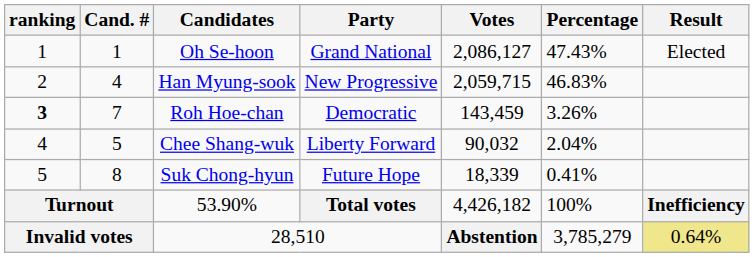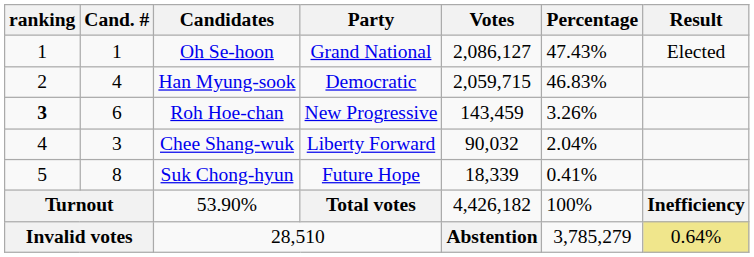(371, 81) New Progressive -> (371, 81) Democratic
(117, 112) 7 -> (117, 112) 6
(371, 112) Democratic -> (371, 112) New Progressive
(117, 143) 5 -> (117, 143) 3
